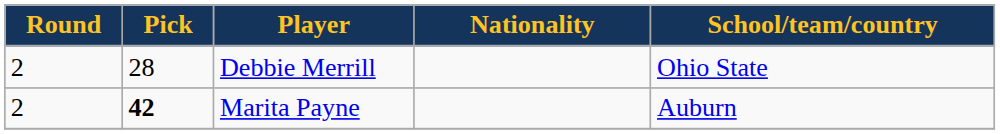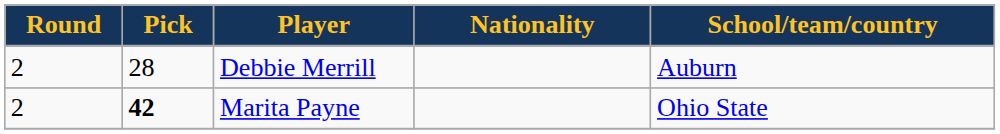(712, 66) Ohio State -> (697, 66) Auburn
(697, 107) Auburn -> (712, 107) Ohio State
